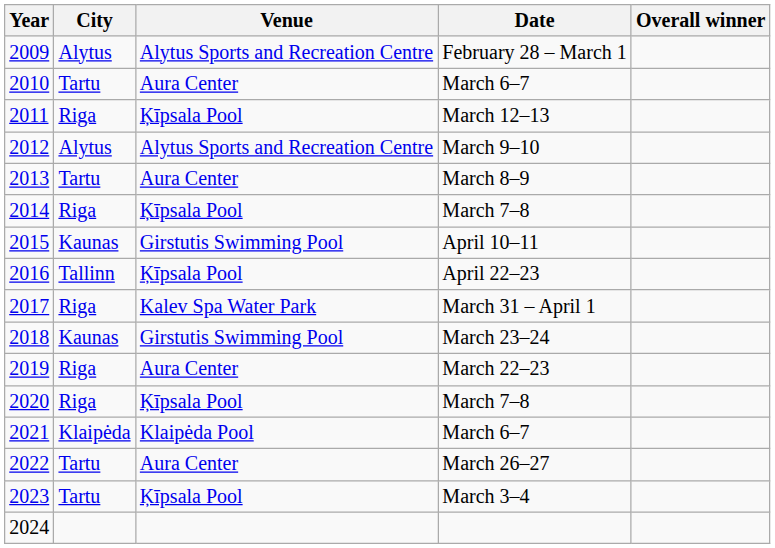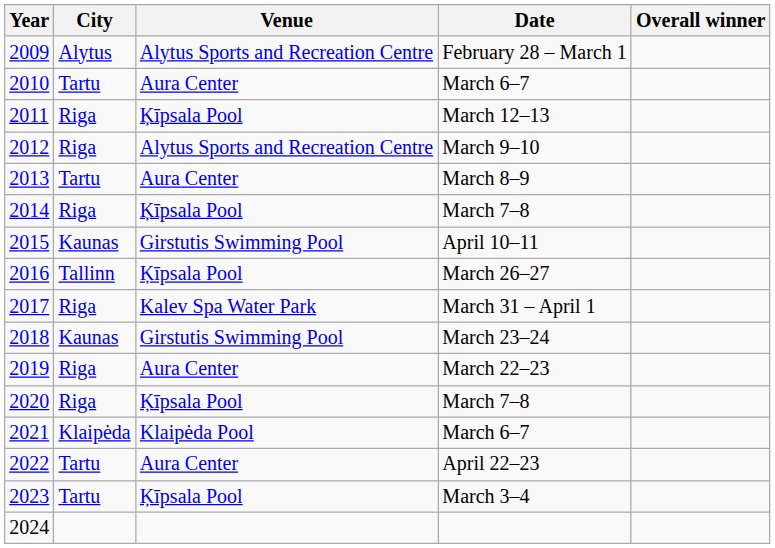(85, 147) Alytus -> (77, 147) Riga
(491, 274) April 22–23 -> (496, 274) March 26–27
(496, 464) March 26–27 -> (491, 464) April 22–23
